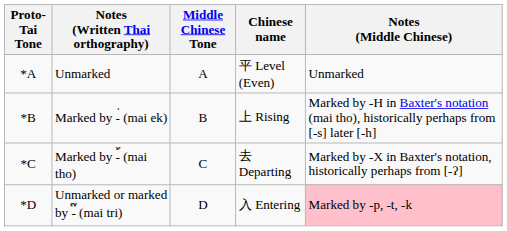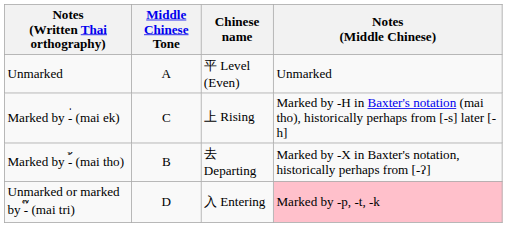- column: (28, 29)
(203, 118) B -> (166, 118) C
(203, 163) C -> (166, 162) B
